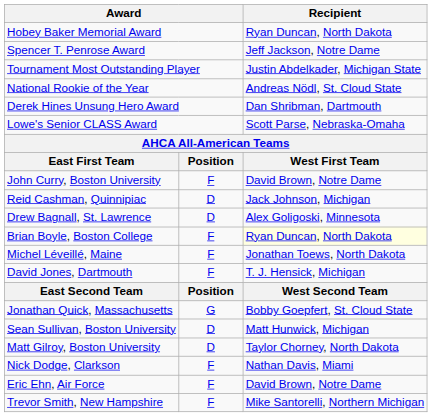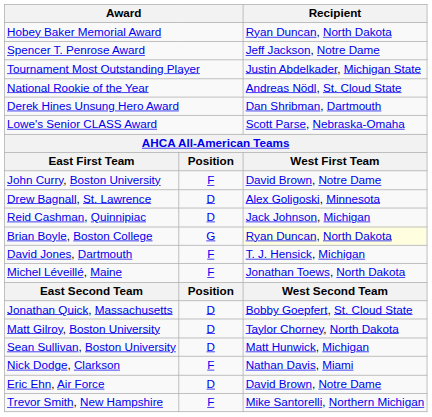rows swapped: (79, 217) <-> (77, 198)
(211, 236) F -> (211, 236) G
rows swapped: (70, 273) <-> (65, 254)
(211, 310) G -> (211, 310) D
rows swapped: (84, 347) <-> (91, 328)
(211, 384) F -> (211, 384) D
